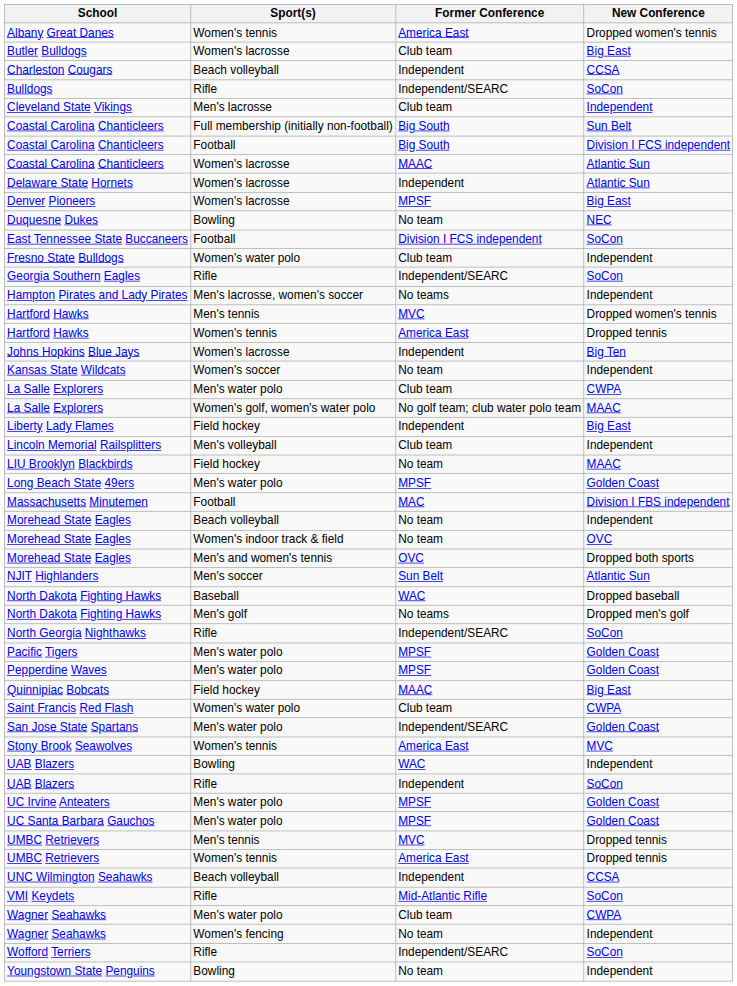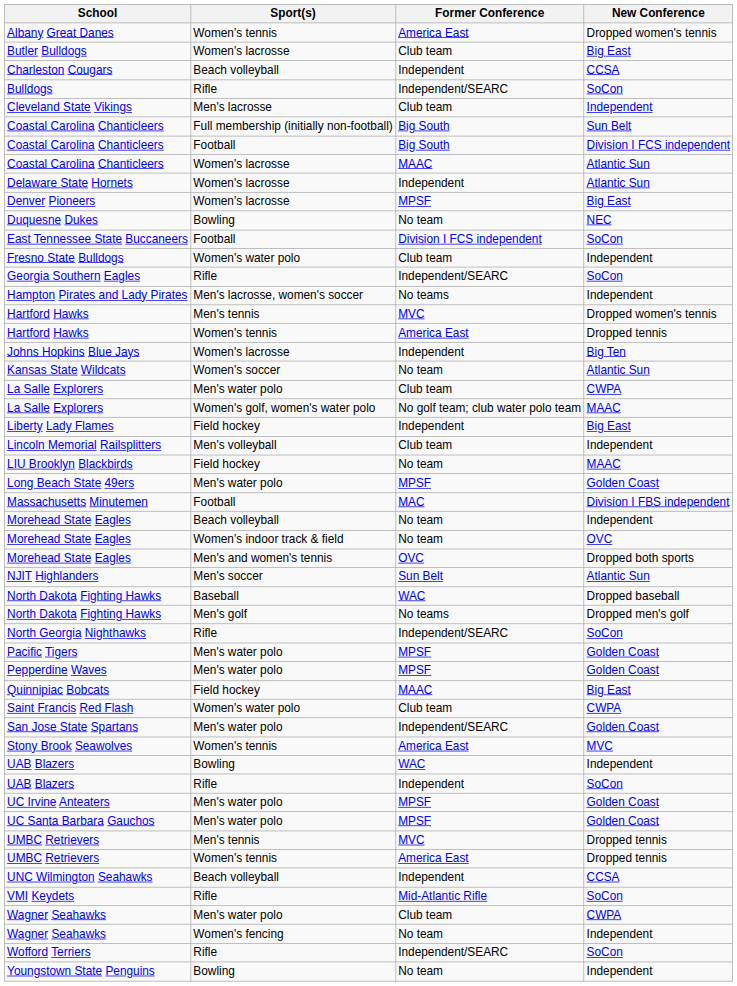(620, 370) Independent -> (618, 370) Atlantic Sun
